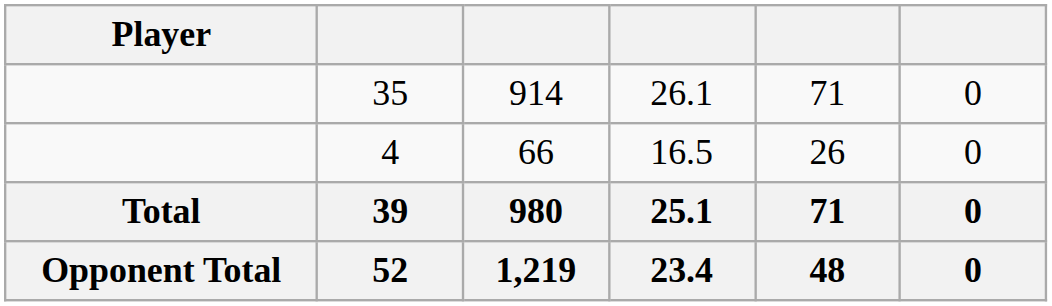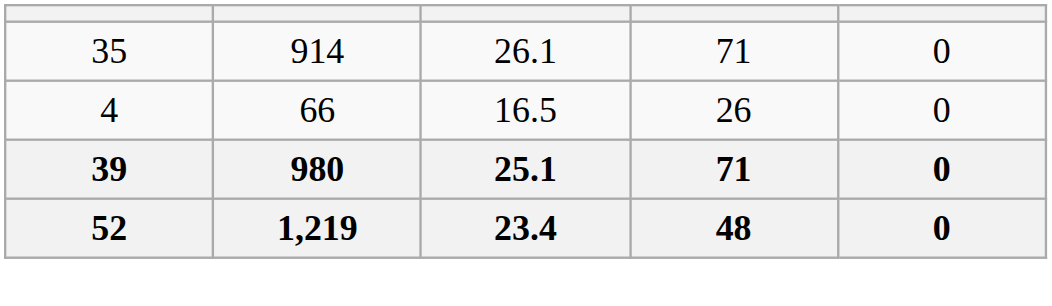- column: (161, 34)
